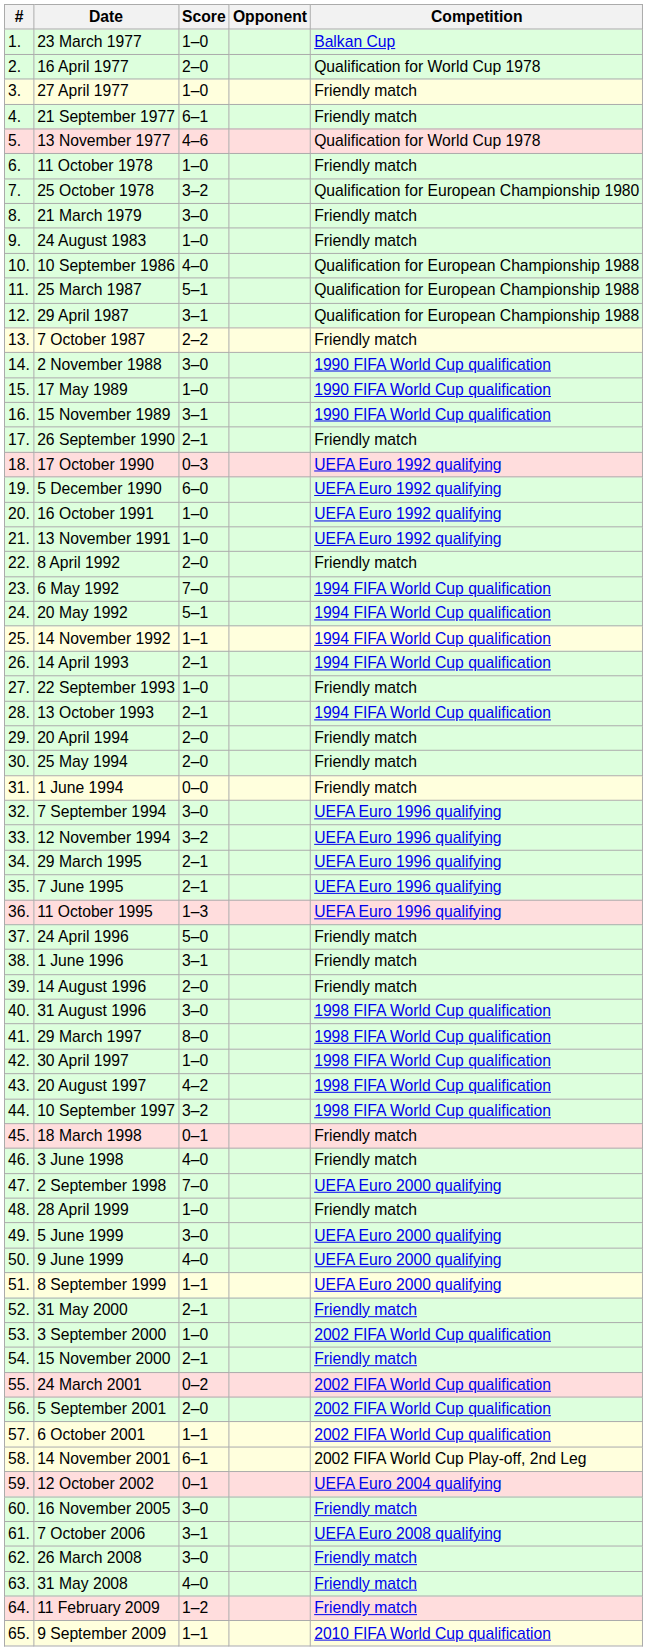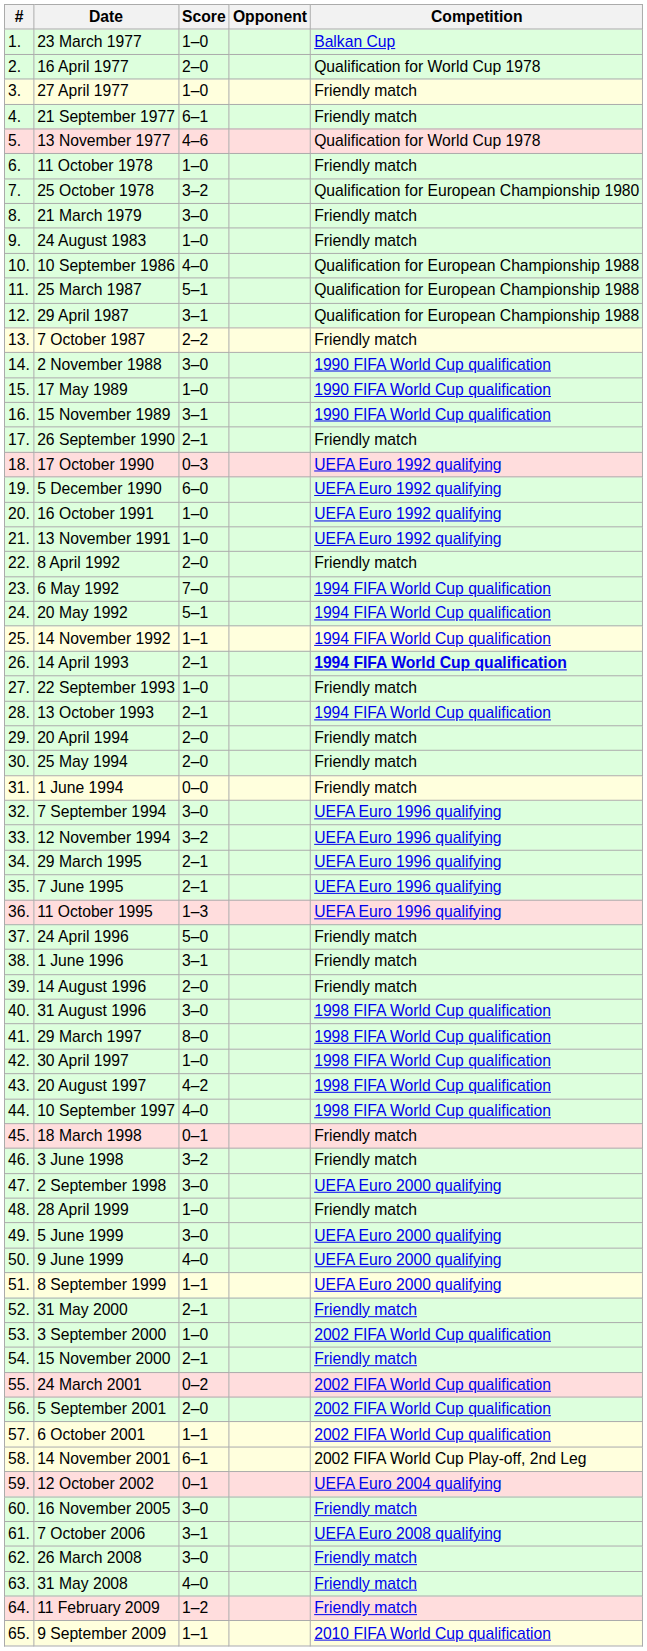(433, 663) normal -> (440, 663) bold
(195, 1111) 3–2 -> (195, 1111) 4–0
(195, 1160) 4–0 -> (195, 1160) 3–2
(195, 1185) 7–0 -> (195, 1185) 3–0
